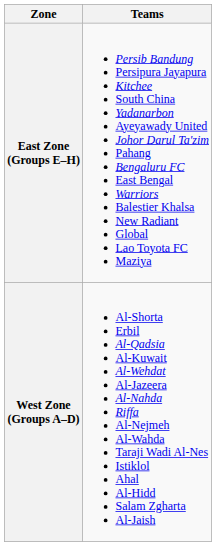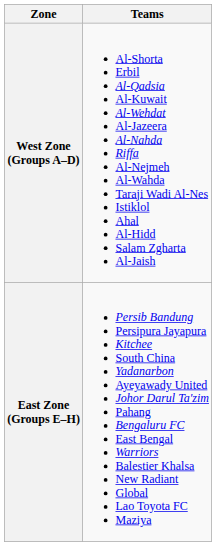rows swapped: (44, 412) <-> (44, 153)
